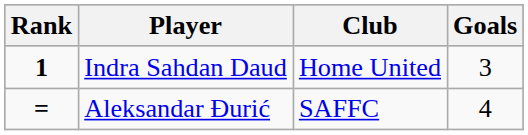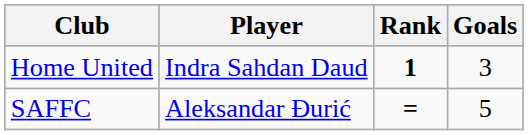columns swapped: (42, 25) <-> (370, 25)
(485, 108) 4 -> (485, 108) 5
